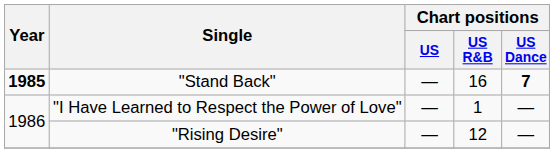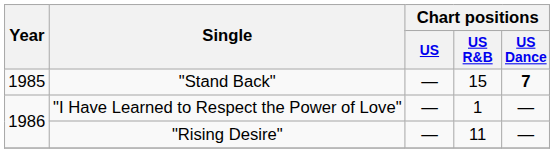(27, 81) bold -> (27, 81) normal
(478, 81) 16 -> (478, 81) 15
(478, 134) 12 -> (478, 134) 11
